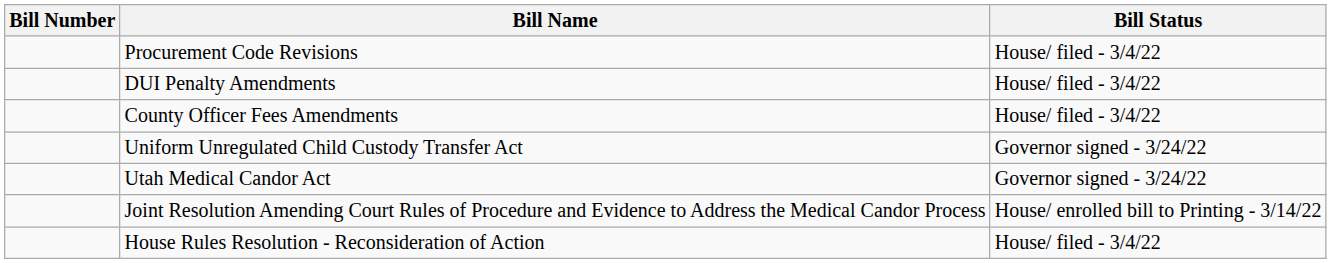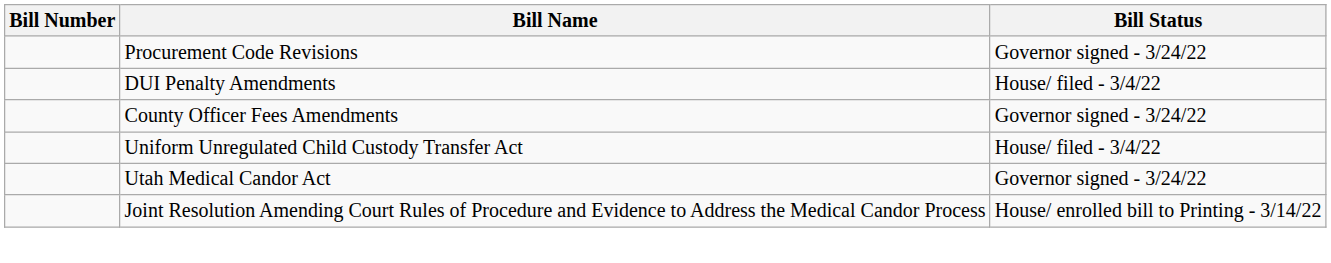(1078, 52) House/ filed - 3/4/22 -> (1101, 52) Governor signed - 3/24/22
(1078, 115) House/ filed - 3/4/22 -> (1101, 115) Governor signed - 3/24/22
(1101, 147) Governor signed - 3/24/22 -> (1078, 147) House/ filed - 3/4/22
- row: (335, 242)
